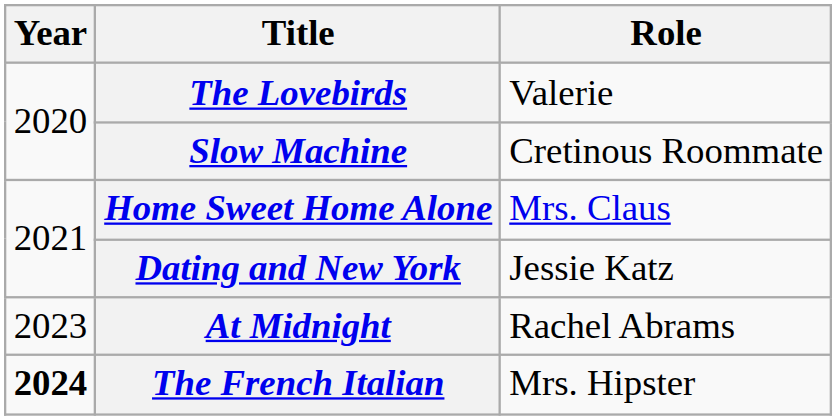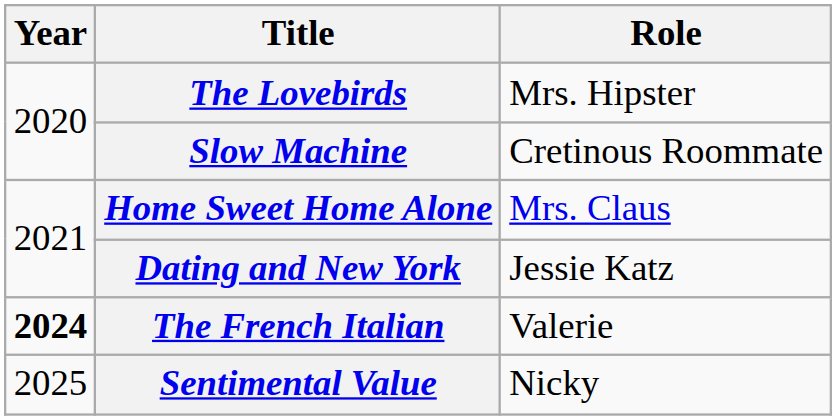(561, 92) Valerie -> (602, 92) Mrs. Hipster
- row: (298, 325)
(602, 383) Mrs. Hipster -> (561, 325) Valerie
+ row: (298, 383)
